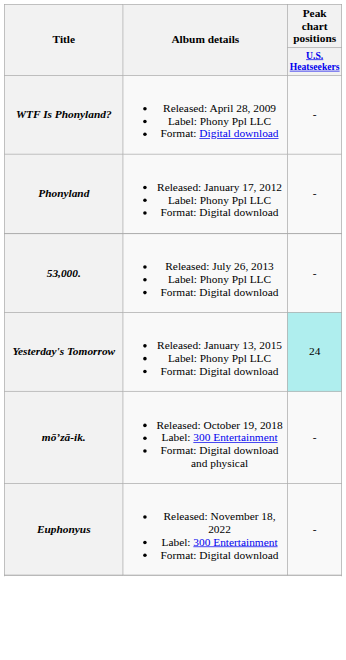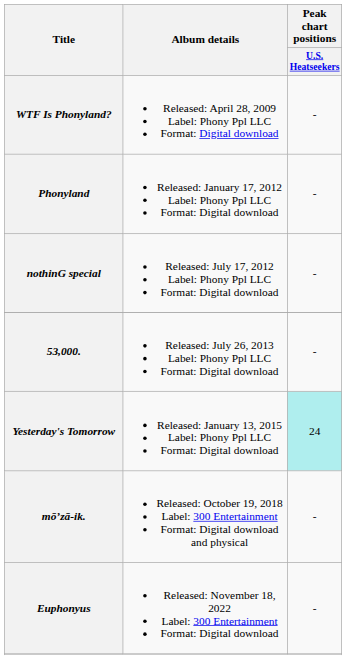+ row: (64, 273)
